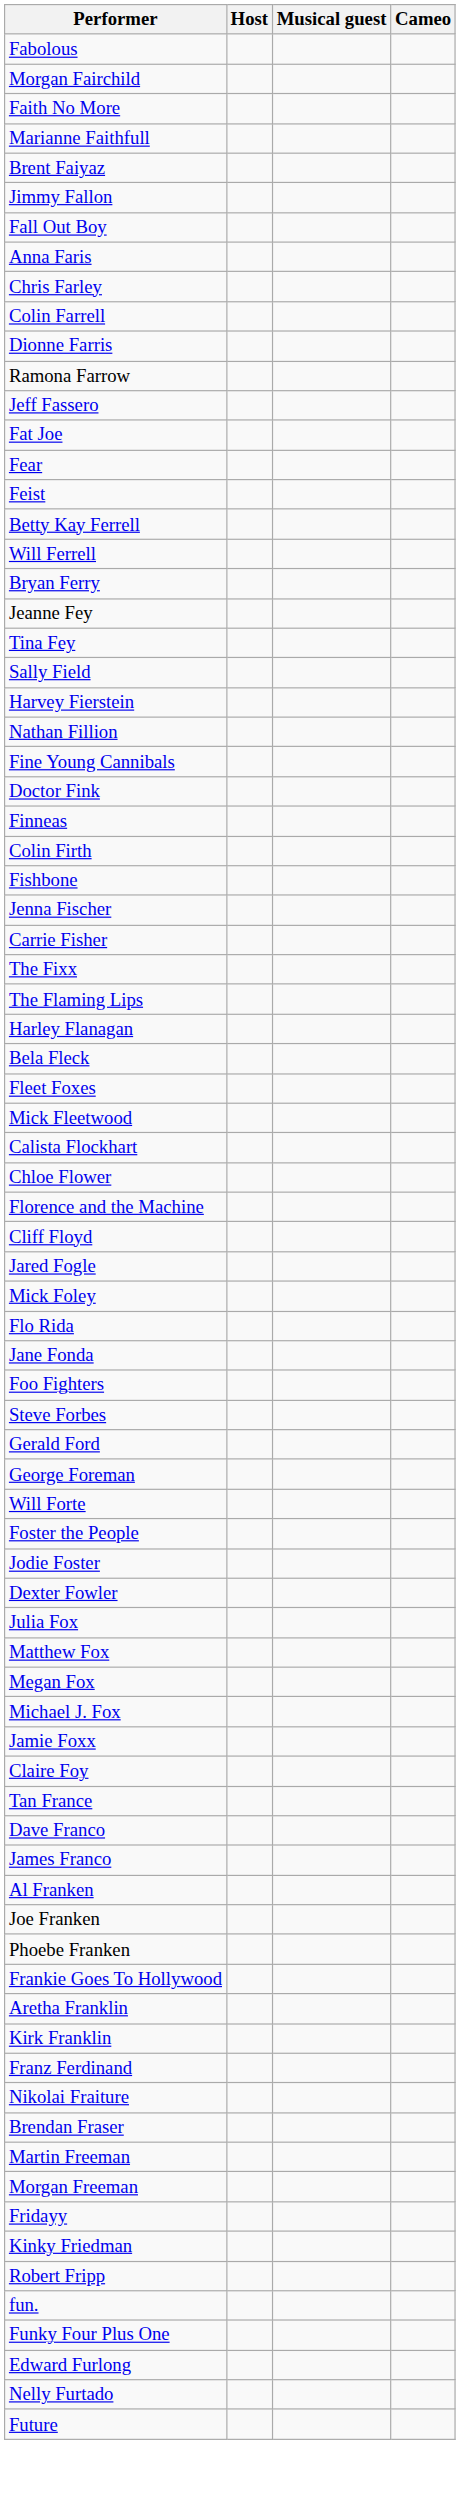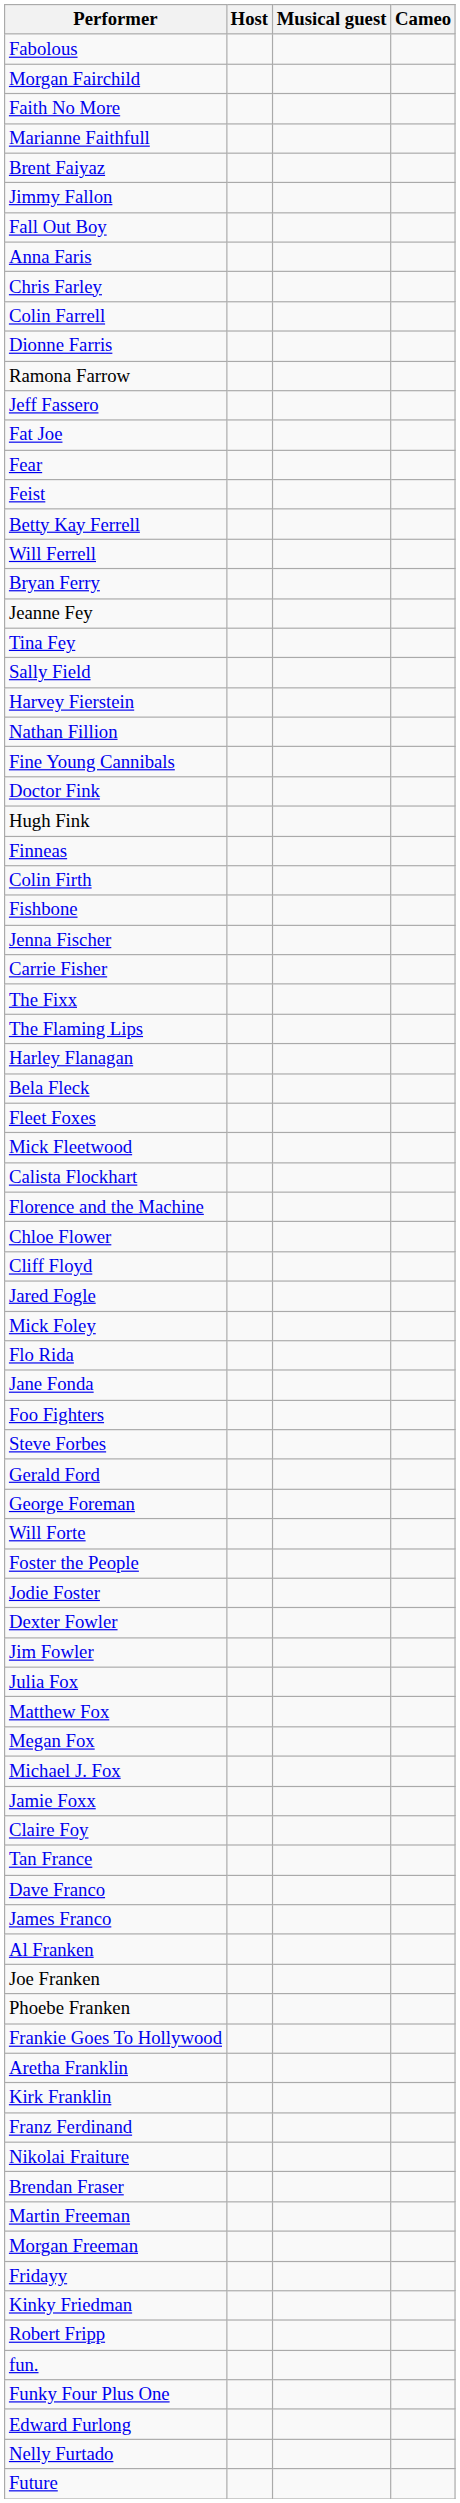+ row: (49, 820)
rows swapped: (106, 1206) <-> (60, 1177)
+ row: (51, 1652)
